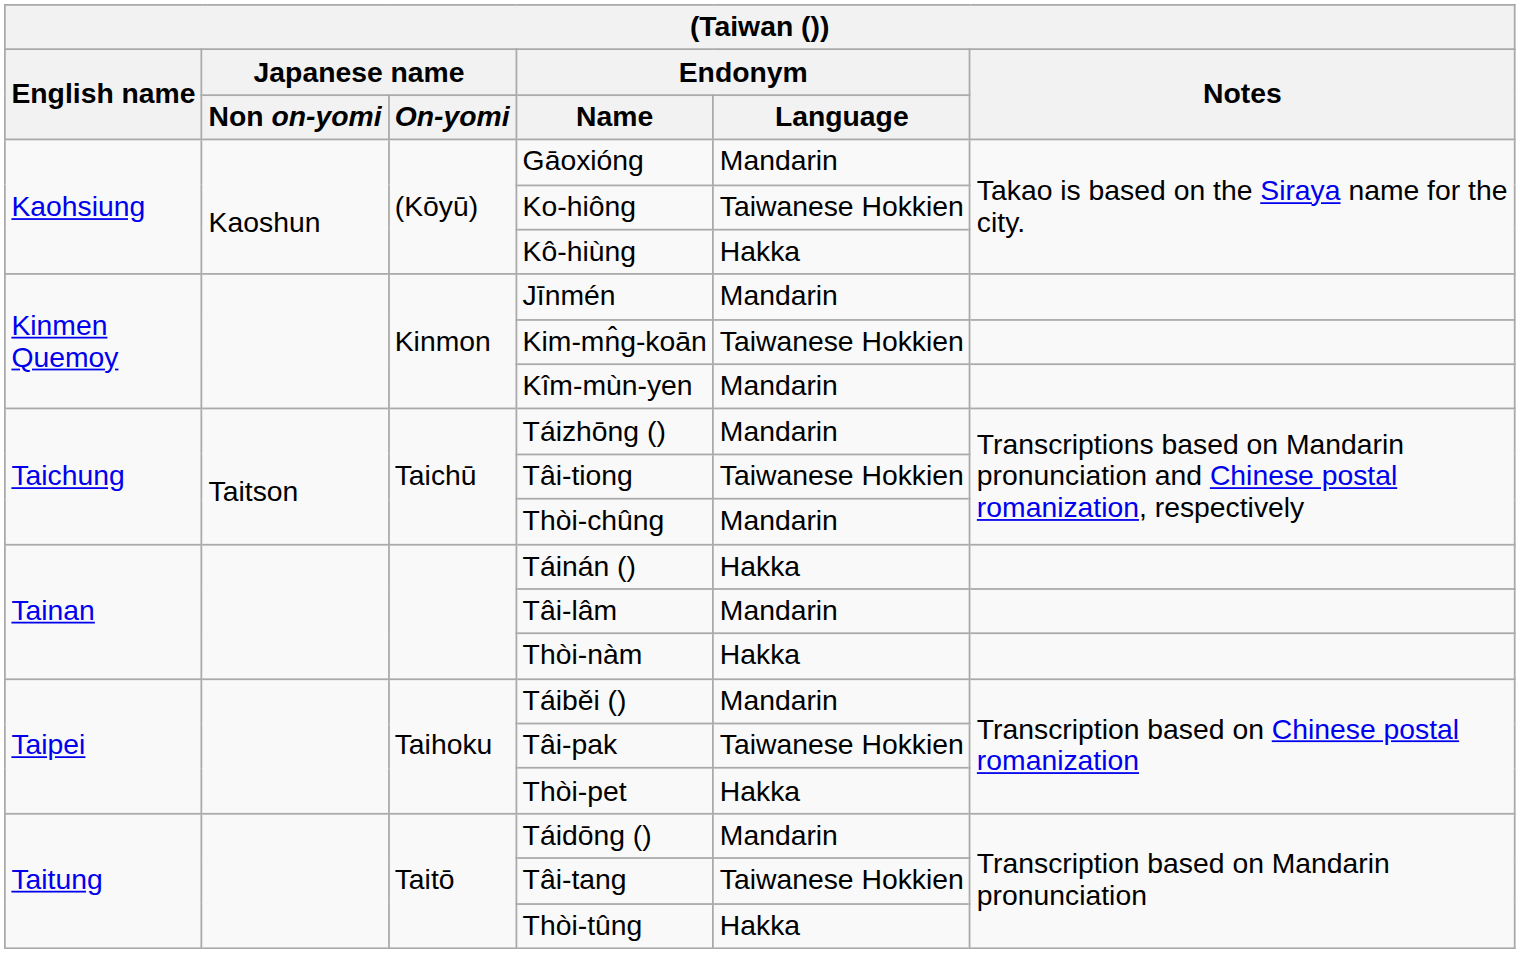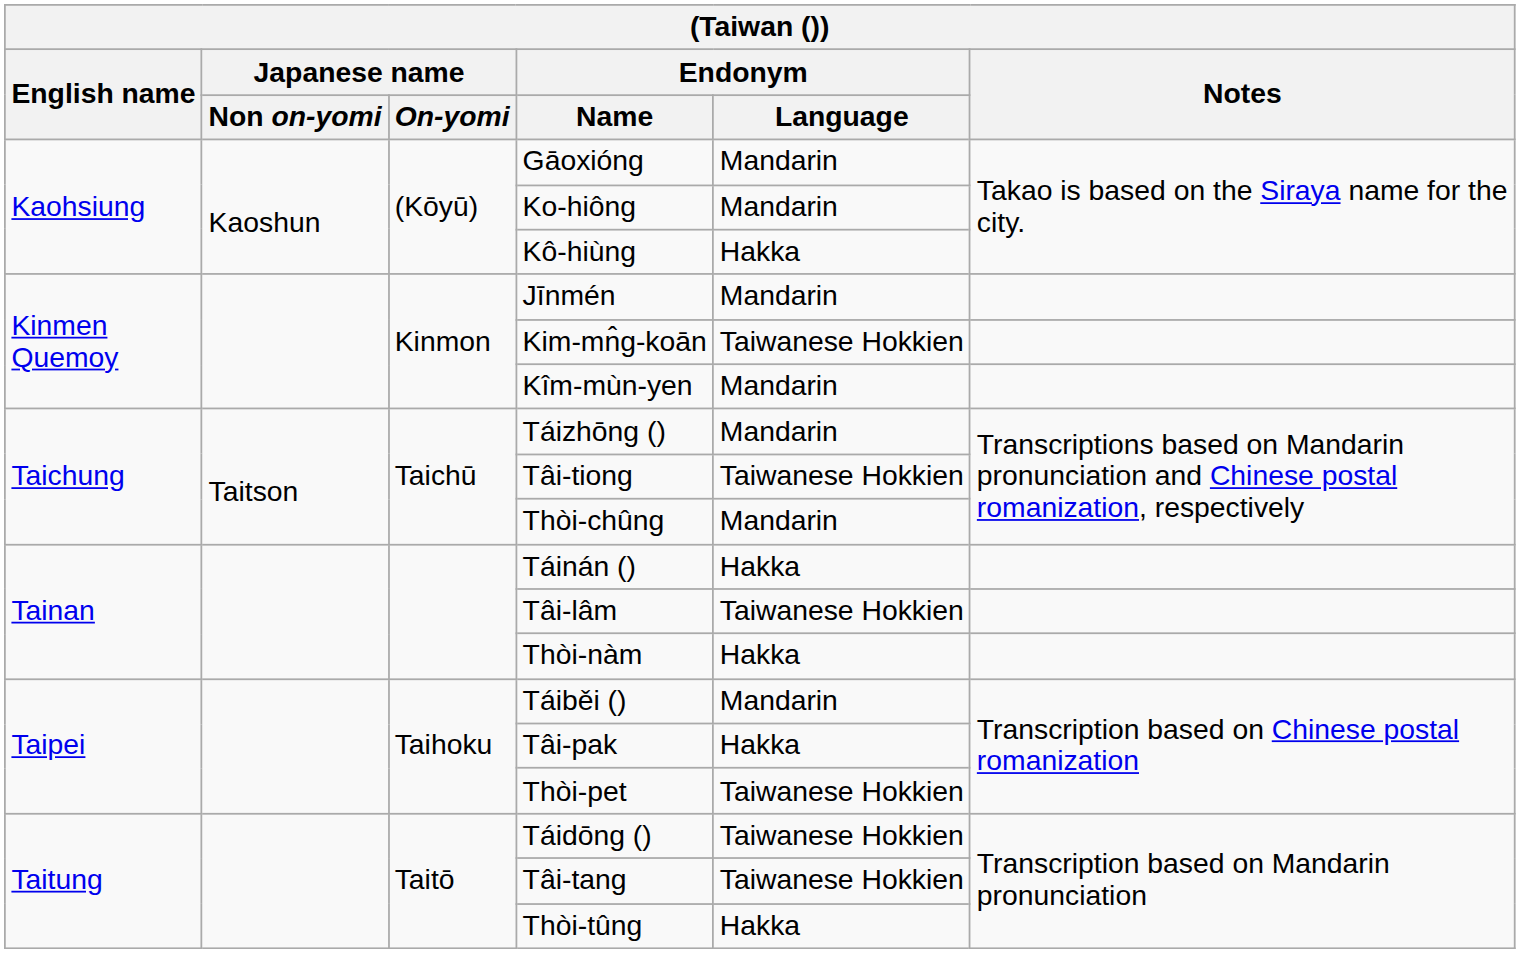(842, 206) Taiwanese Hokkien -> (779, 206) Mandarin
(779, 610) Mandarin -> (842, 610) Taiwanese Hokkien
(842, 745) Taiwanese Hokkien -> (760, 745) Hakka
(760, 790) Hakka -> (842, 790) Taiwanese Hokkien
(779, 835) Mandarin -> (842, 835) Taiwanese Hokkien
